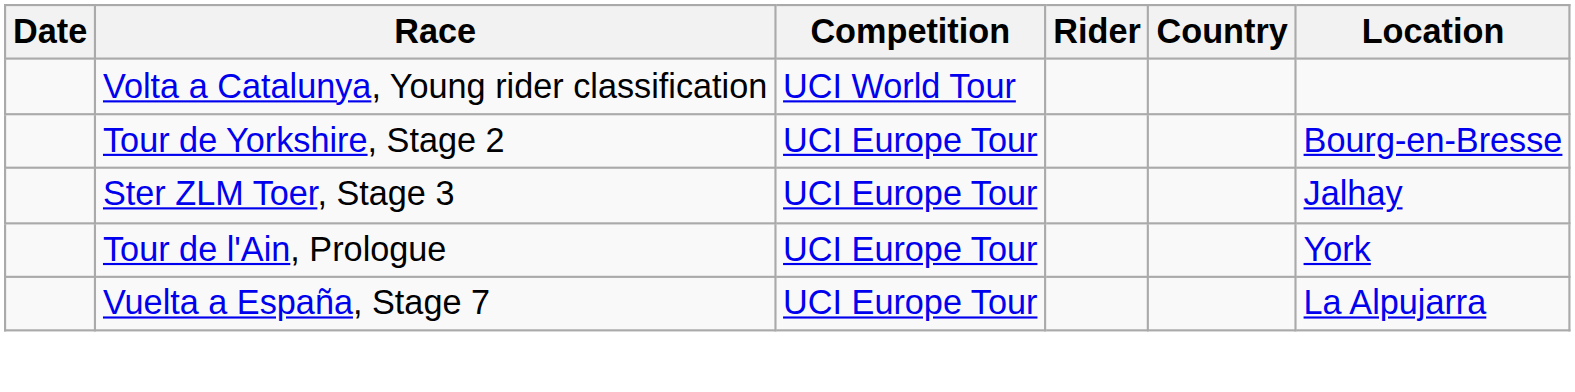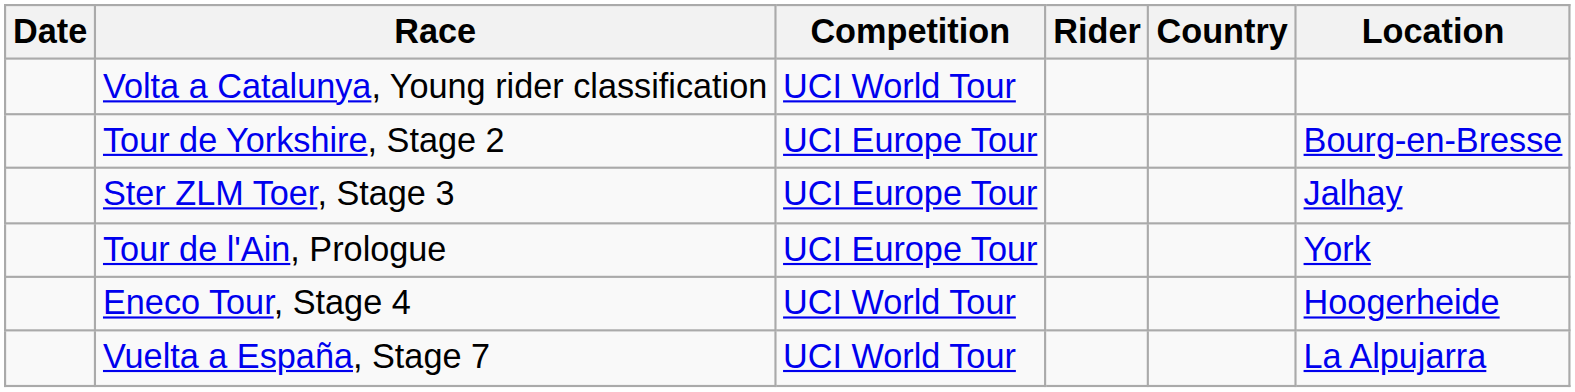+ row: (257, 303)
(910, 303) UCI Europe Tour -> (899, 357) UCI World Tour
